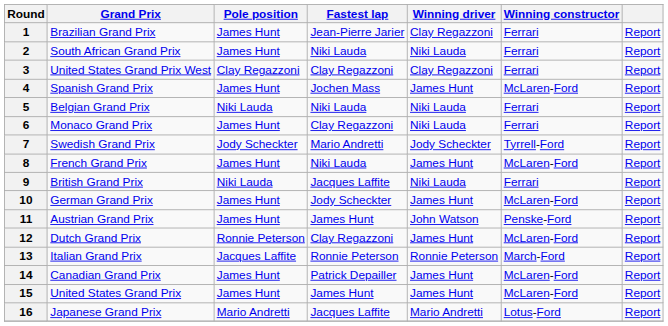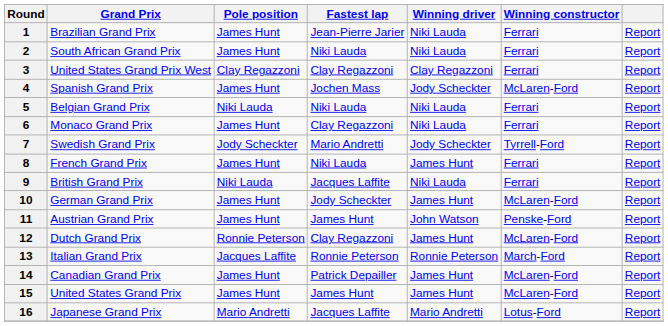(451, 32) Clay Regazzoni -> (438, 32) Niki Lauda
(442, 88) James Hunt -> (450, 88) Jody Scheckter
(541, 163) McLaren-Ford -> (521, 163) Ferrari
